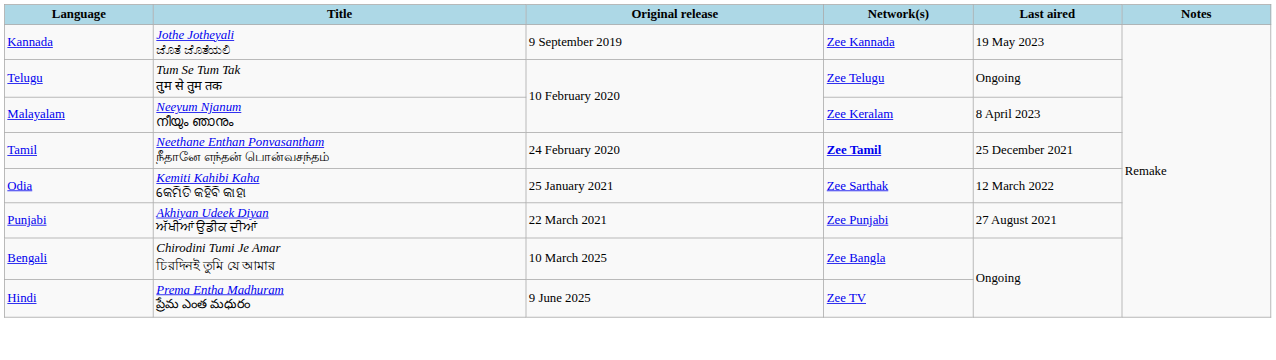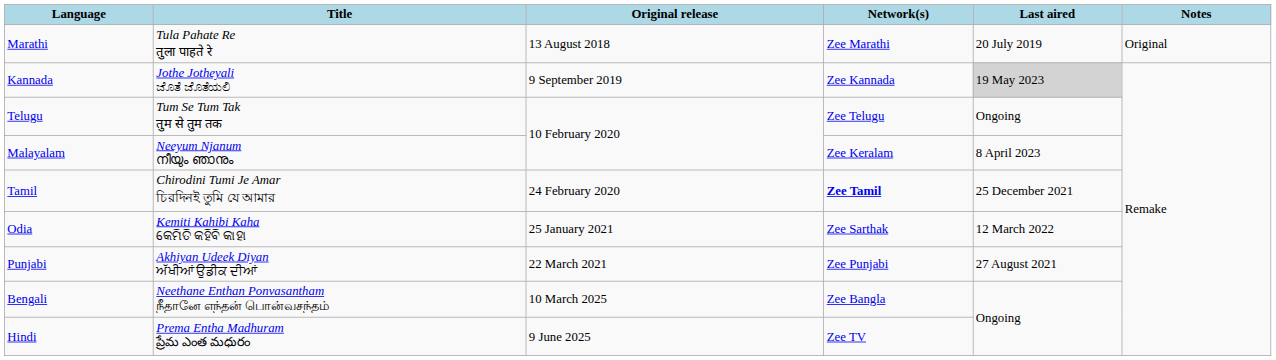+ row: (28, 43)
(1010, 42) no background -> (1010, 80) lightgrey background
(243, 149) Neethane Enthan Ponvasantham நீதானே எந்தன் பொன்வசந்தம் -> (218, 188) Chirodini Tumi Je Amar চিরদিনই তুমি যে আমার
(218, 256) Chirodini Tumi Je Amar চিরদিনই তুমি যে আমার -> (243, 298) Neethane Enthan Ponvasantham நீதானே எந்தன் பொன்வசந்தம்
